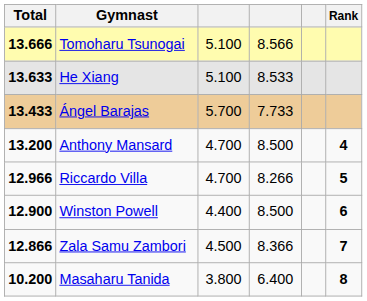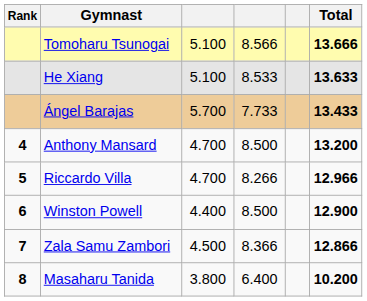columns swapped: (344, 16) <-> (30, 15)
